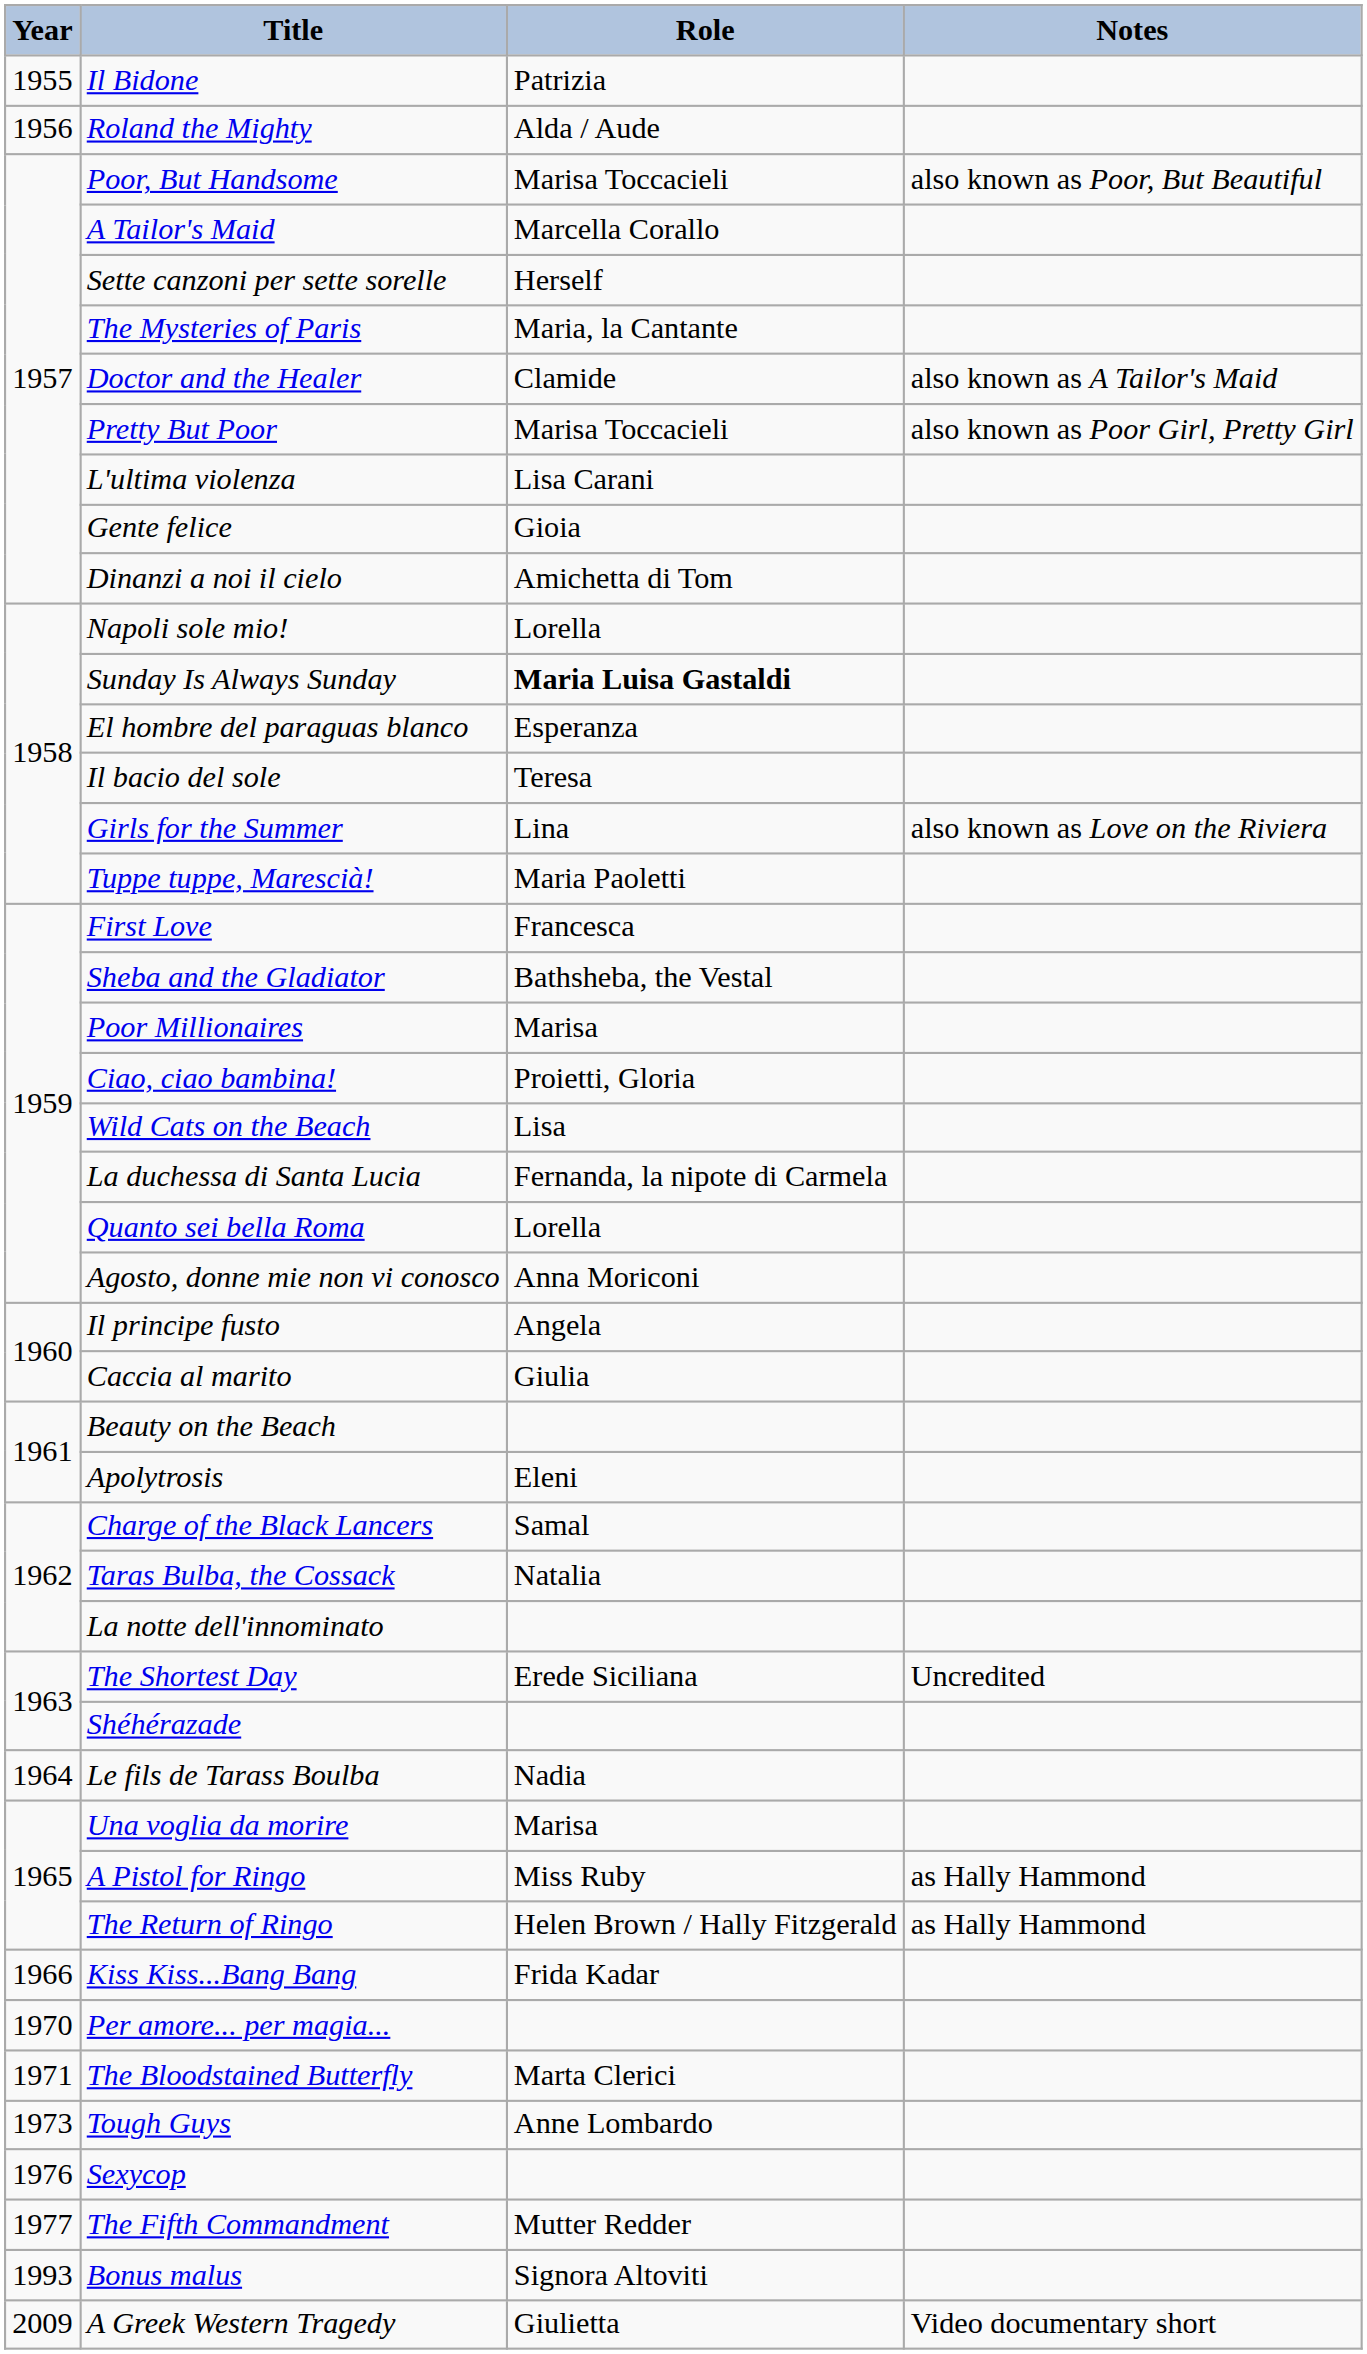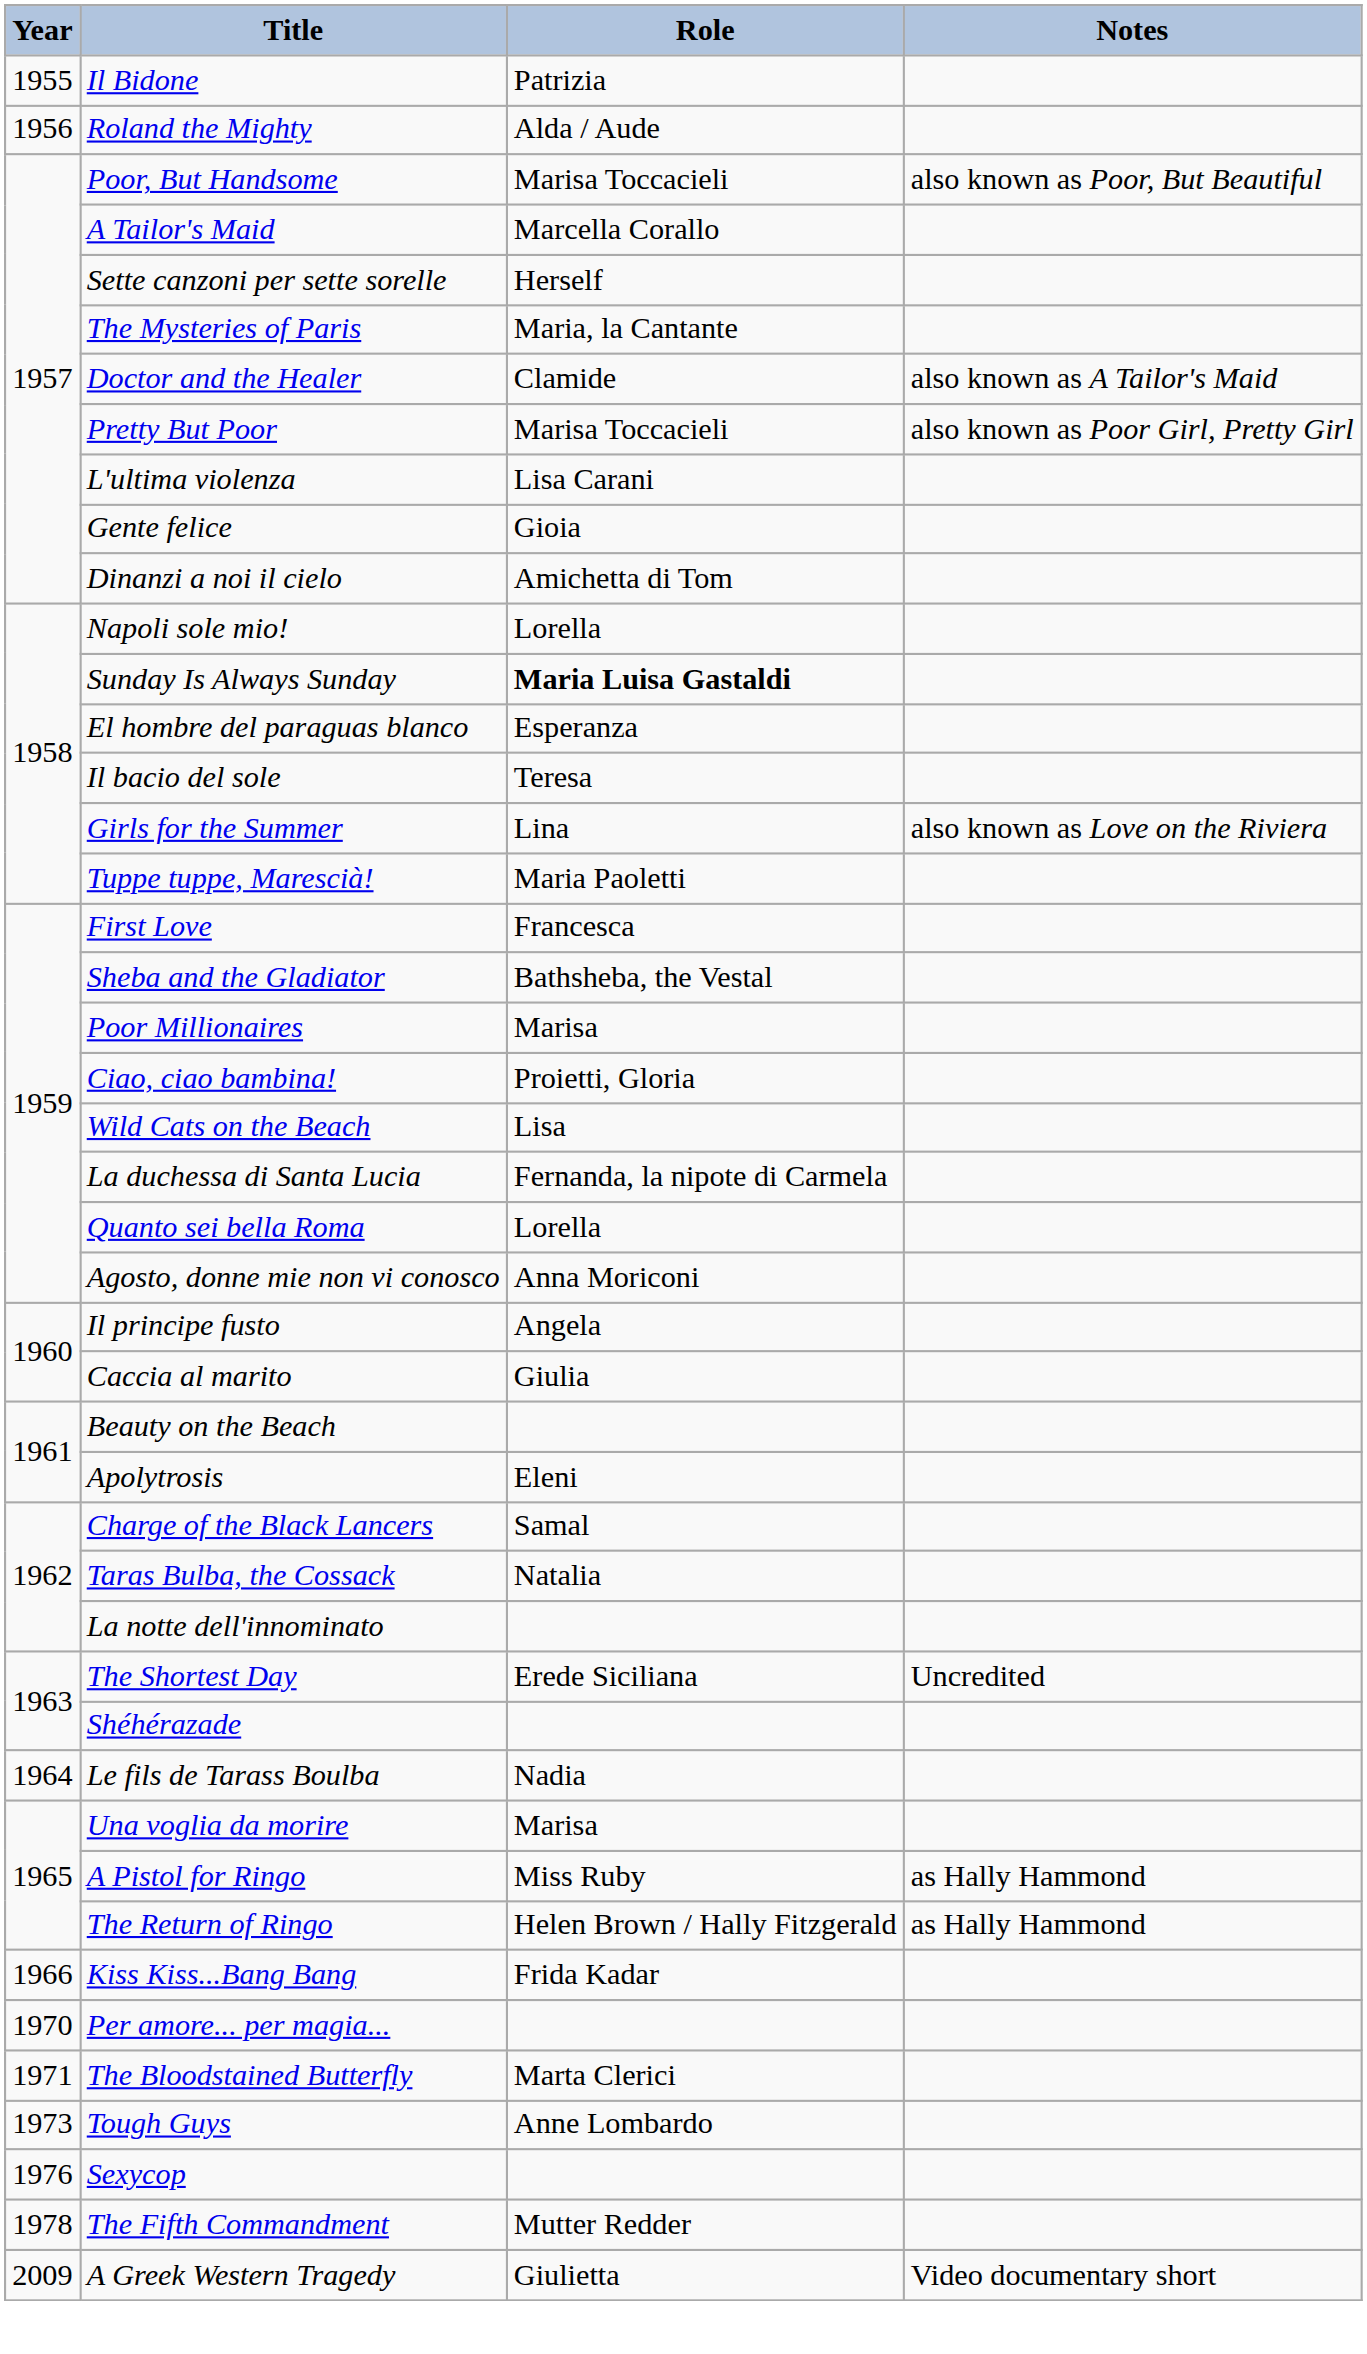(42, 2224) 1977 -> (42, 2224) 1978
- row: (164, 2274)
